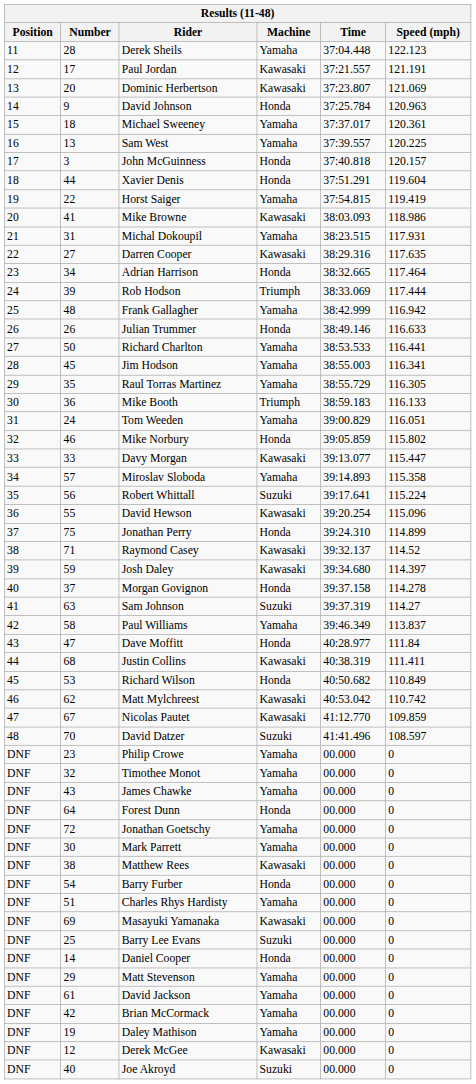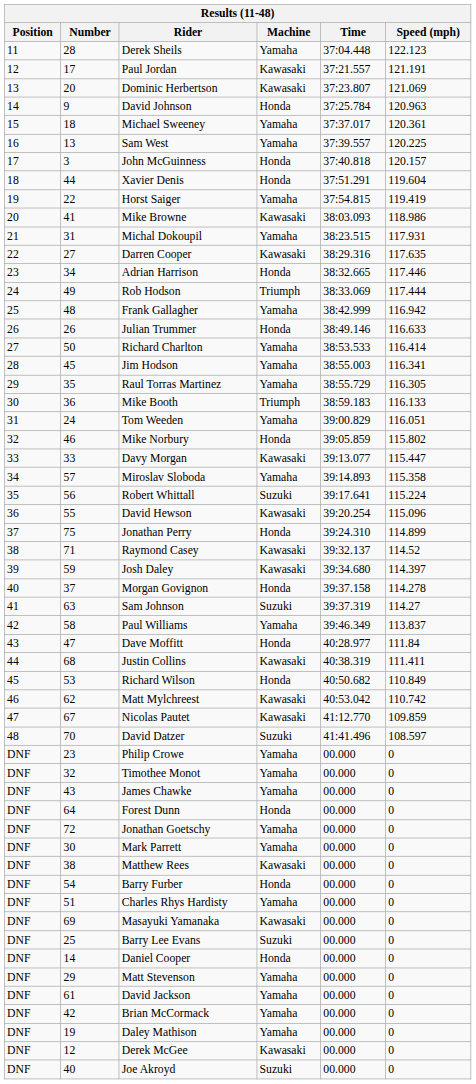(407, 273) 117.464 -> (407, 273) 117.446
(69, 291) 39 -> (69, 291) 49
(407, 347) 116.441 -> (407, 347) 116.414
